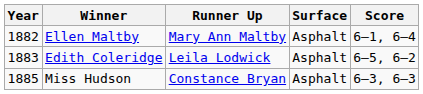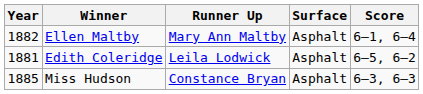(23, 57) 1883 -> (23, 57) 1881
